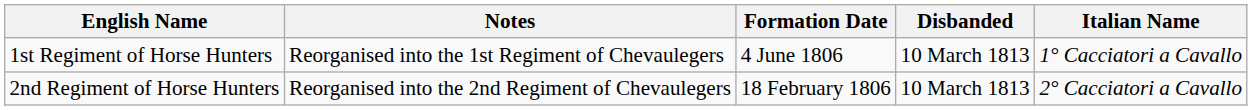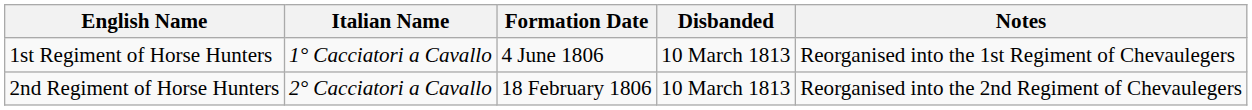columns swapped: (1141, 21) <-> (510, 21)
